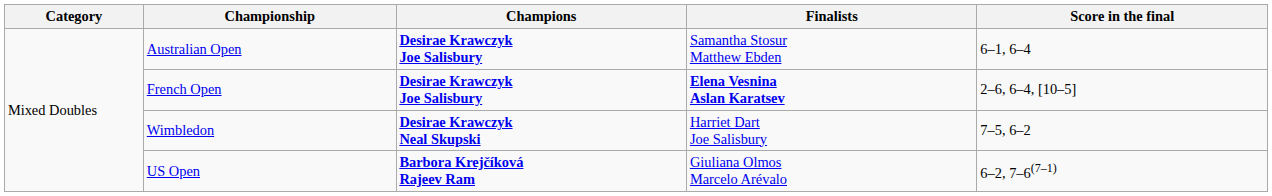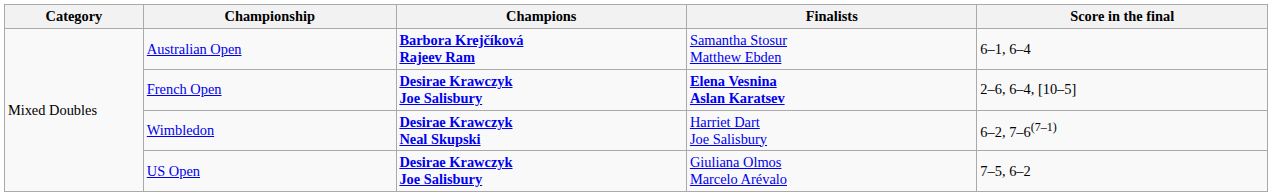(456, 49) Desirae Krawczyk Joe Salisbury -> (461, 49) Barbora Krejčíková Rajeev Ram
(1006, 130) 7–5, 6–2 -> (1019, 130) 6–2, 7–6(7–1)
(461, 171) Barbora Krejčíková Rajeev Ram -> (456, 171) Desirae Krawczyk Joe Salisbury
(1019, 171) 6–2, 7–6(7–1) -> (1006, 171) 7–5, 6–2
